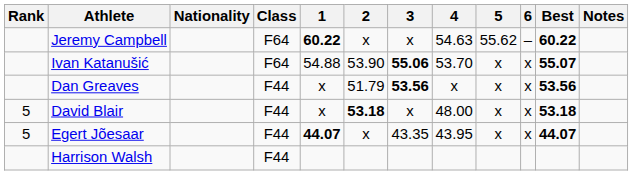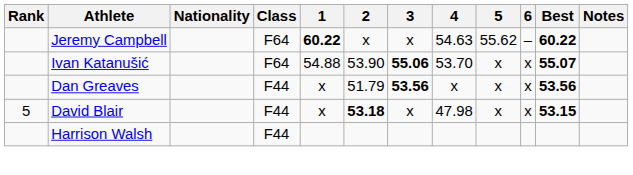(454, 110) 48.00 -> (454, 110) 47.98
(558, 110) 53.18 -> (558, 110) 53.15
- row: (97, 134)
